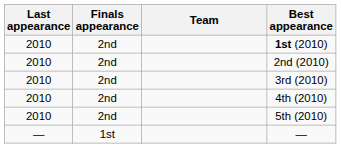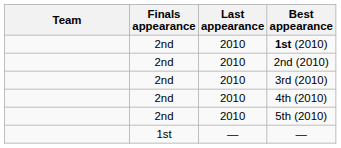columns swapped: (204, 20) <-> (39, 20)
